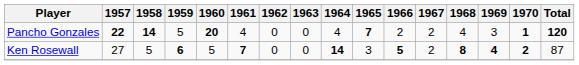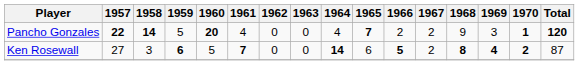(463, 32) 4 -> (463, 32) 9
(149, 50) 5 -> (149, 50) 3
(369, 50) 3 -> (369, 50) 6
